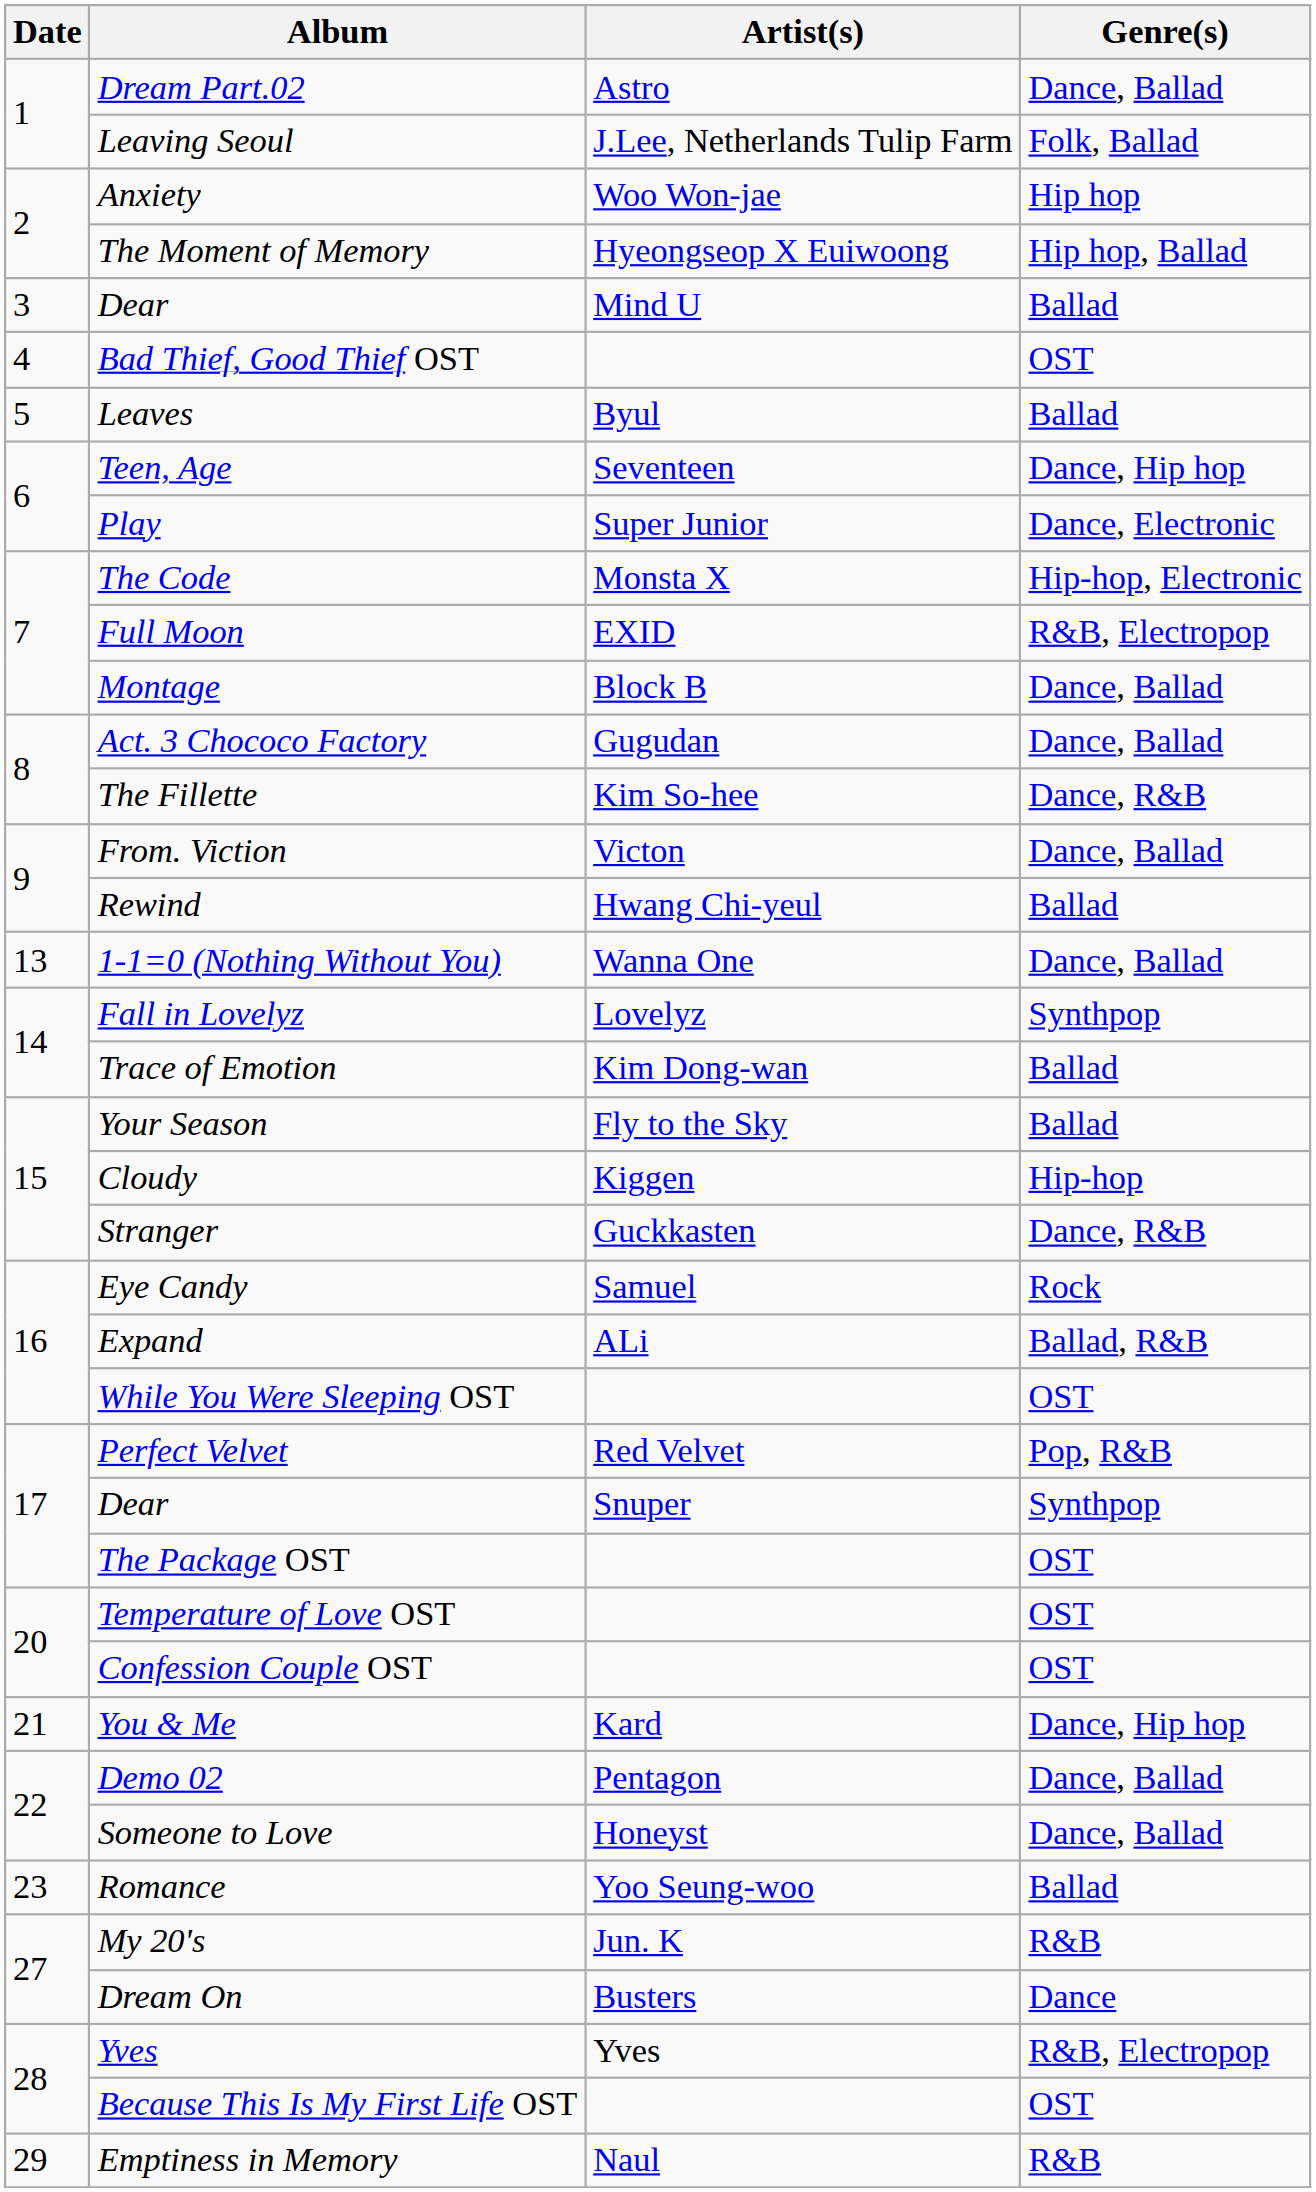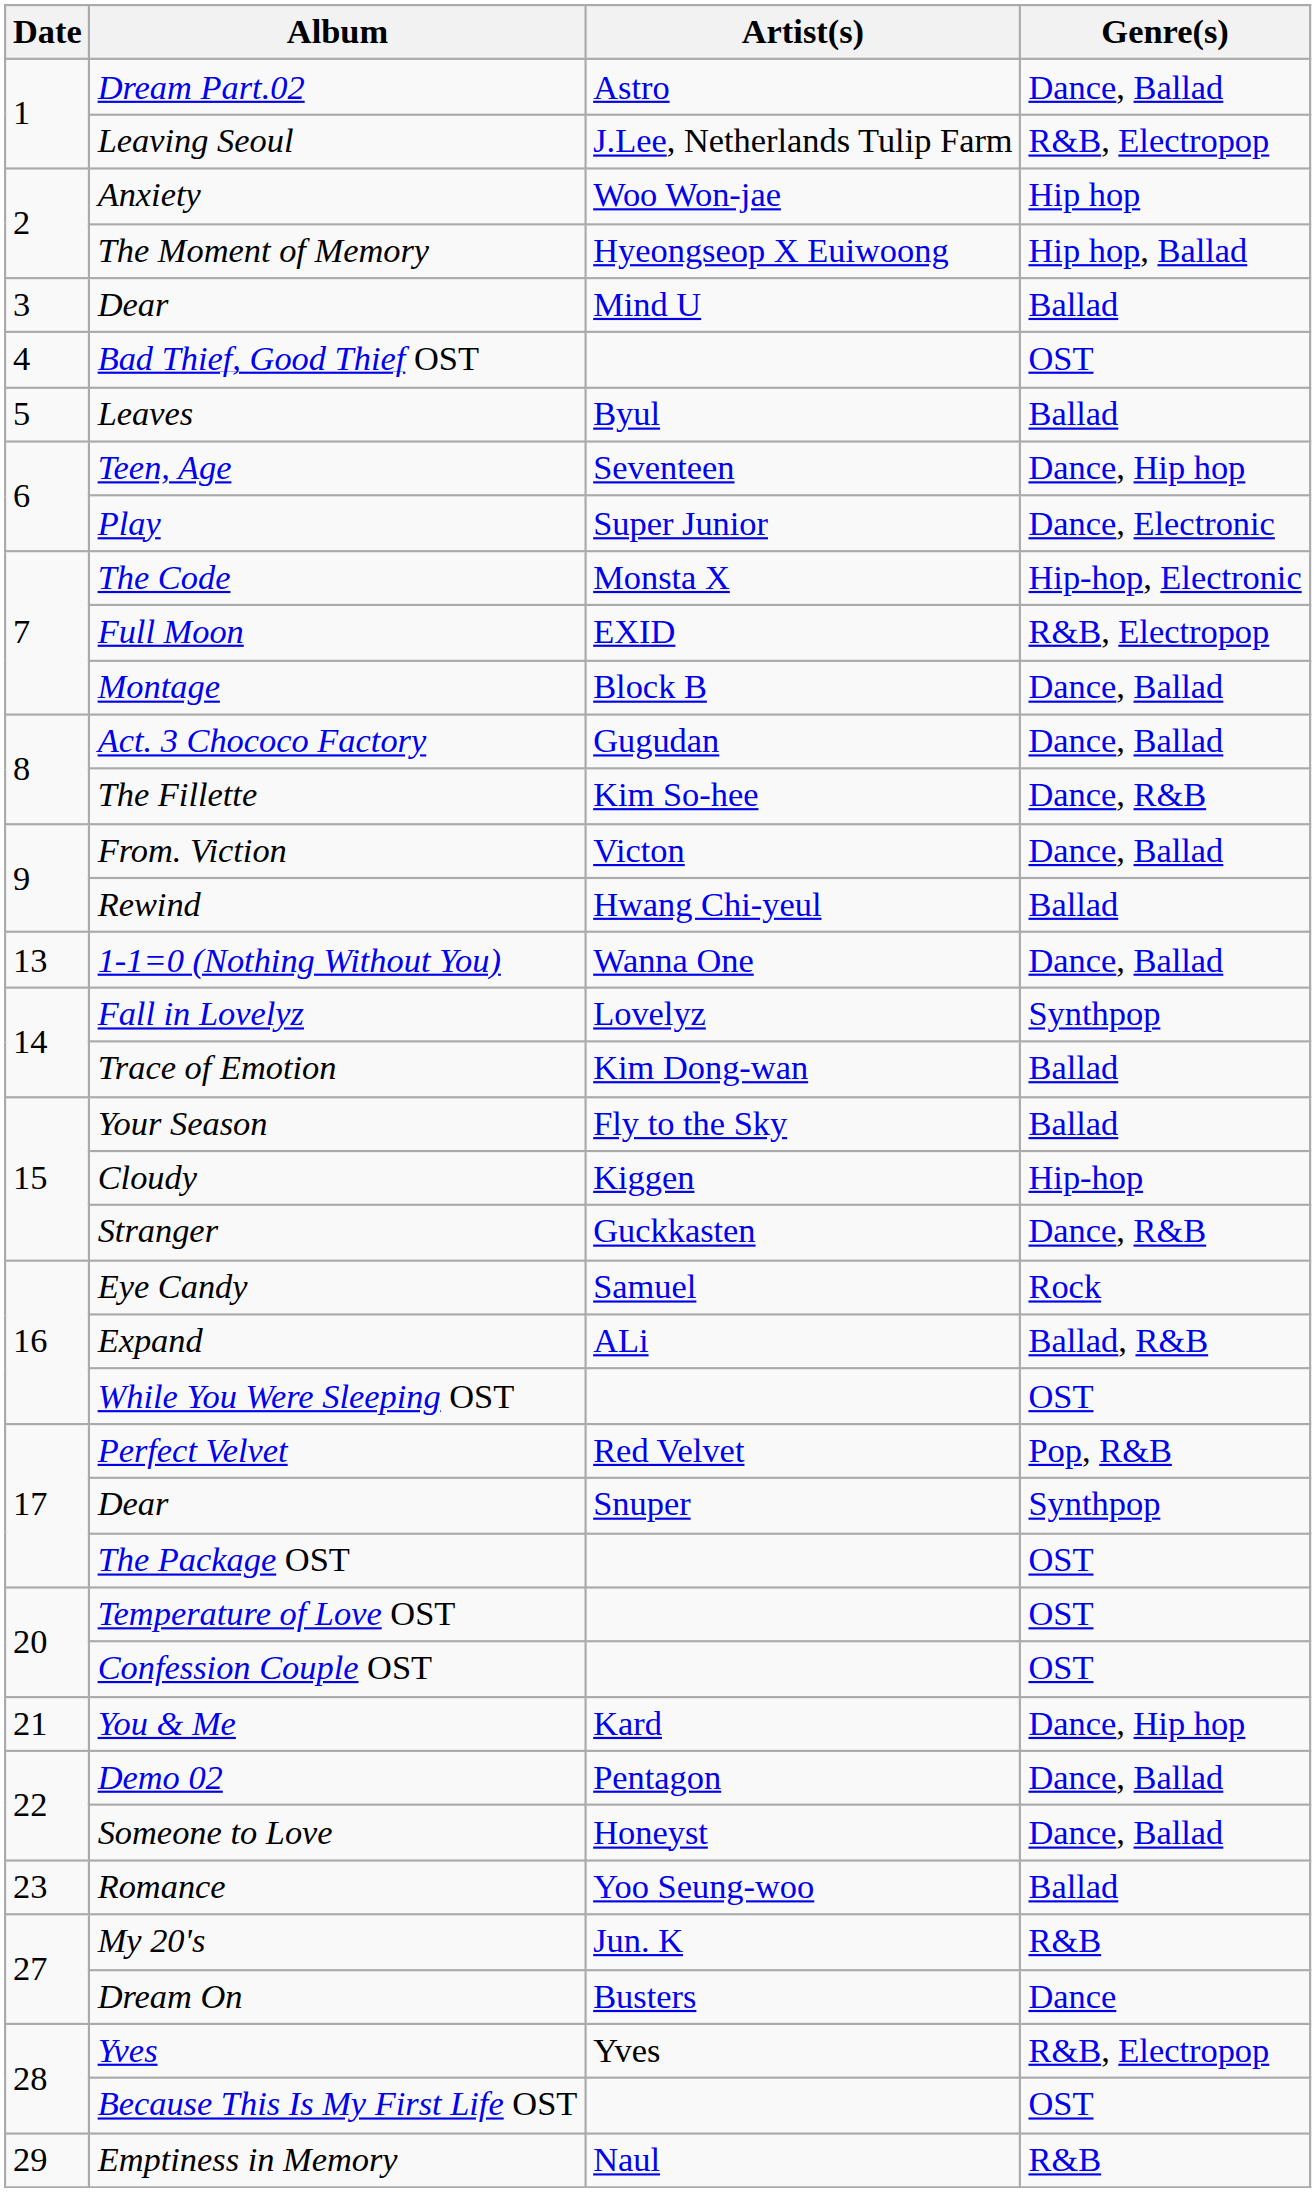(1114, 140) Folk, Ballad -> (1149, 140) R&B, Electropop
